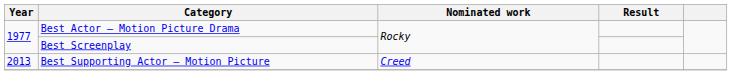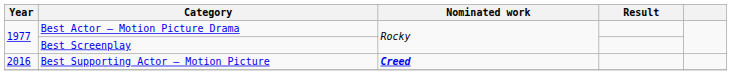(19, 61) 2013 -> (19, 61) 2016
(396, 61) normal -> (396, 61) bold
